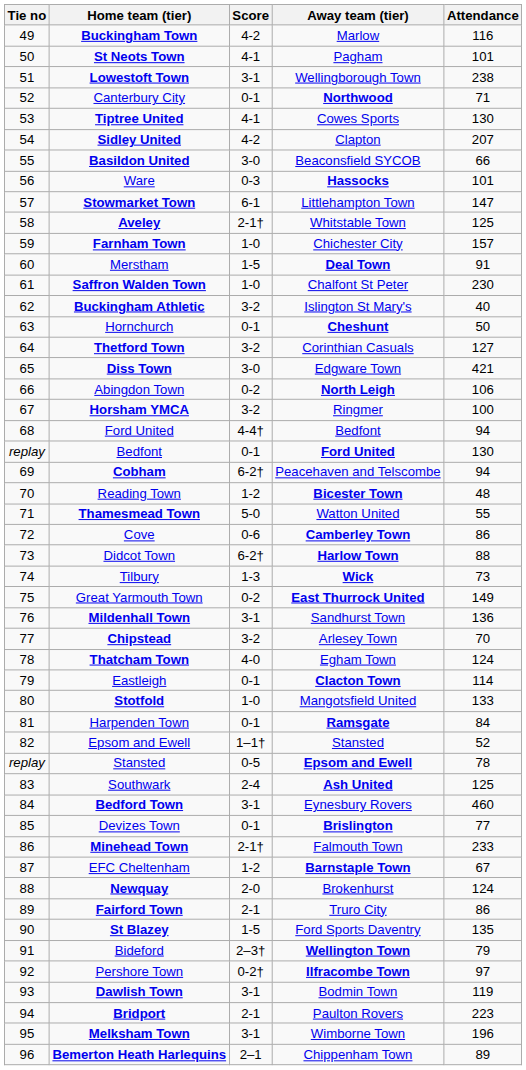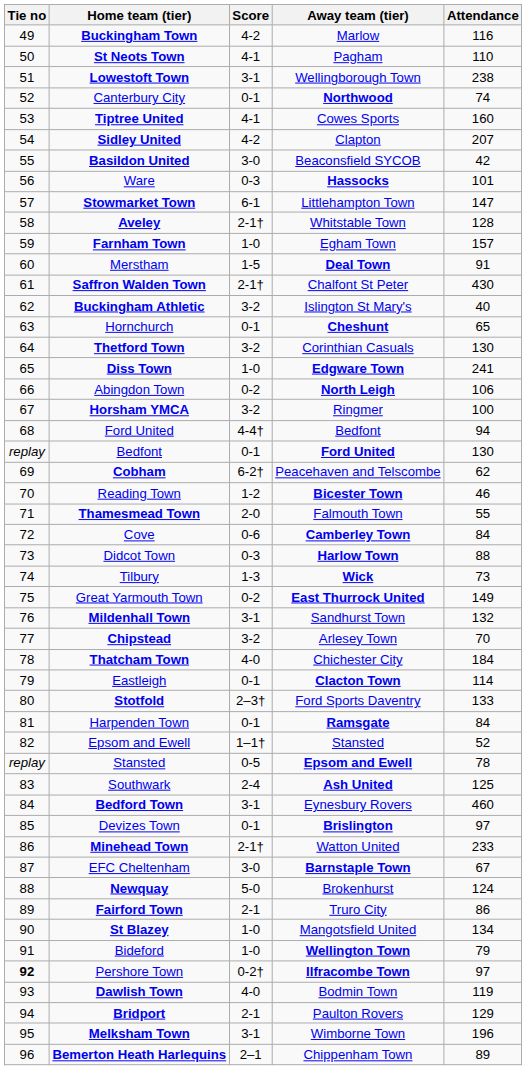(483, 56) 101 -> (483, 56) 110
(483, 98) 71 -> (483, 98) 74
(483, 118) 130 -> (483, 118) 160
(483, 160) 66 -> (483, 160) 42
(483, 222) 125 -> (483, 222) 128
(358, 243) Chichester City -> (358, 243) Egham Town
(251, 285) 1-0 -> (251, 285) 2-1†
(483, 285) 230 -> (483, 285) 430
(483, 326) 50 -> (483, 326) 65
(483, 347) 127 -> (483, 347) 130
(251, 368) 3-0 -> (251, 368) 1-0
(358, 368) normal -> (358, 368) bold
(483, 368) 421 -> (483, 368) 241
(483, 472) 94 -> (483, 472) 62
(483, 493) 48 -> (483, 493) 46
(251, 514) 5-0 -> (251, 514) 2-0
(358, 514) Watton United -> (358, 514) Falmouth Town
(483, 534) 86 -> (483, 534) 84
(251, 555) 6-2† -> (251, 555) 0-3
(483, 618) 136 -> (483, 618) 132
(358, 659) Egham Town -> (358, 659) Chichester City
(483, 659) 124 -> (483, 659) 184
(251, 701) 1-0 -> (251, 701) 2–3†
(358, 701) Mangotsfield United -> (358, 701) Ford Sports Daventry
(483, 825) 77 -> (483, 825) 97
(358, 846) Falmouth Town -> (358, 846) Watton United
(251, 867) 1-2 -> (251, 867) 3-0
(251, 888) 2-0 -> (251, 888) 5-0
(251, 929) 1-5 -> (251, 929) 1-0
(358, 929) Ford Sports Daventry -> (358, 929) Mangotsfield United
(483, 929) 135 -> (483, 929) 134
(251, 950) 2–3† -> (251, 950) 1-0
(27, 971) normal -> (27, 971) bold
(251, 992) 3-1 -> (251, 992) 4-0
(483, 1013) 223 -> (483, 1013) 129
